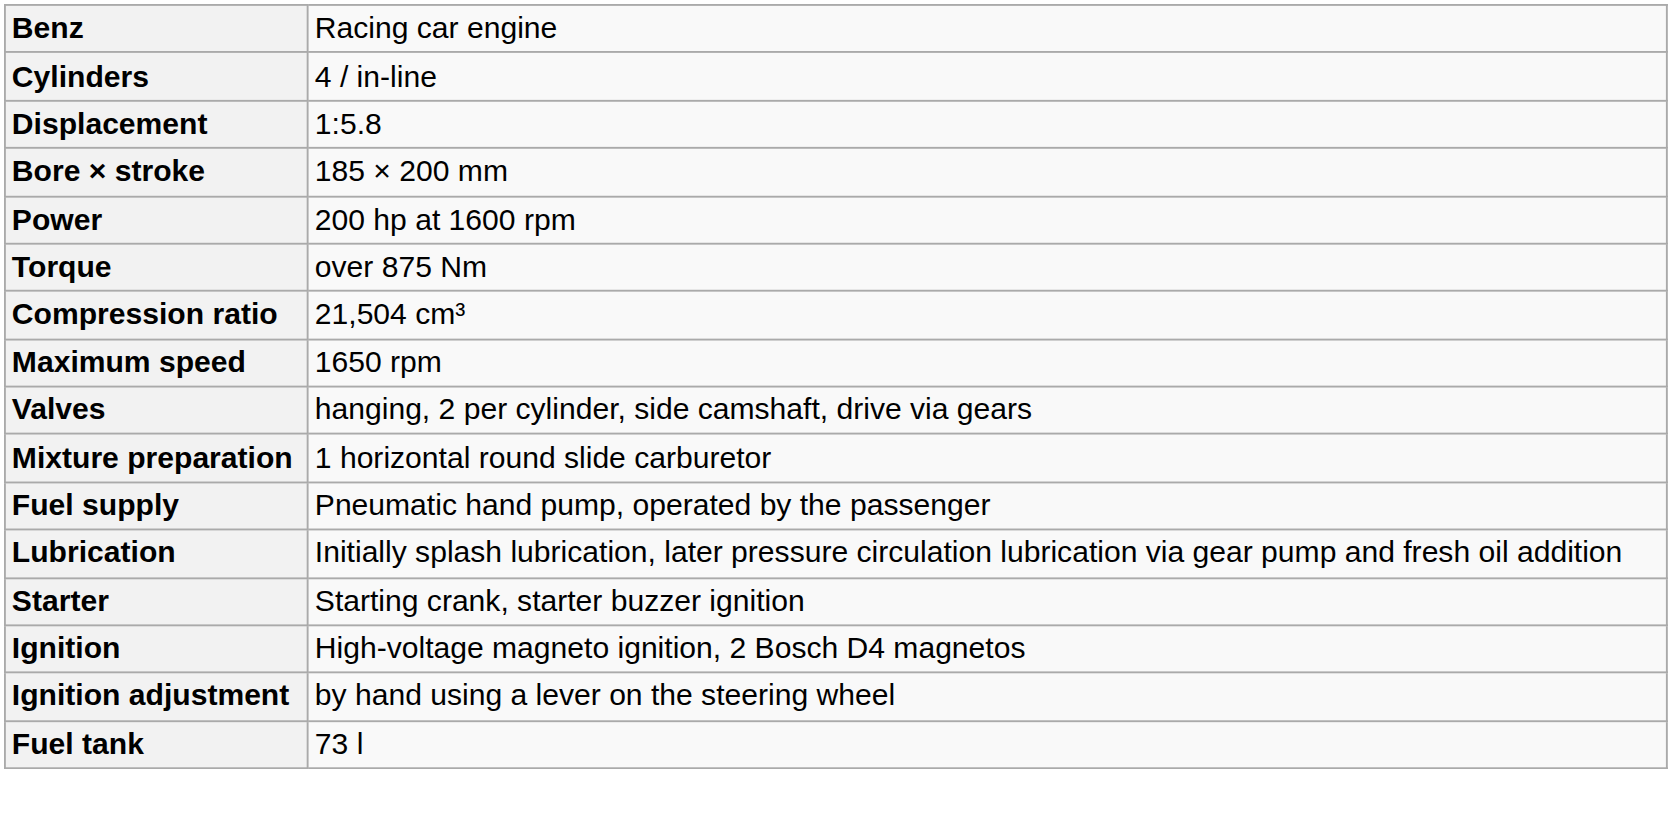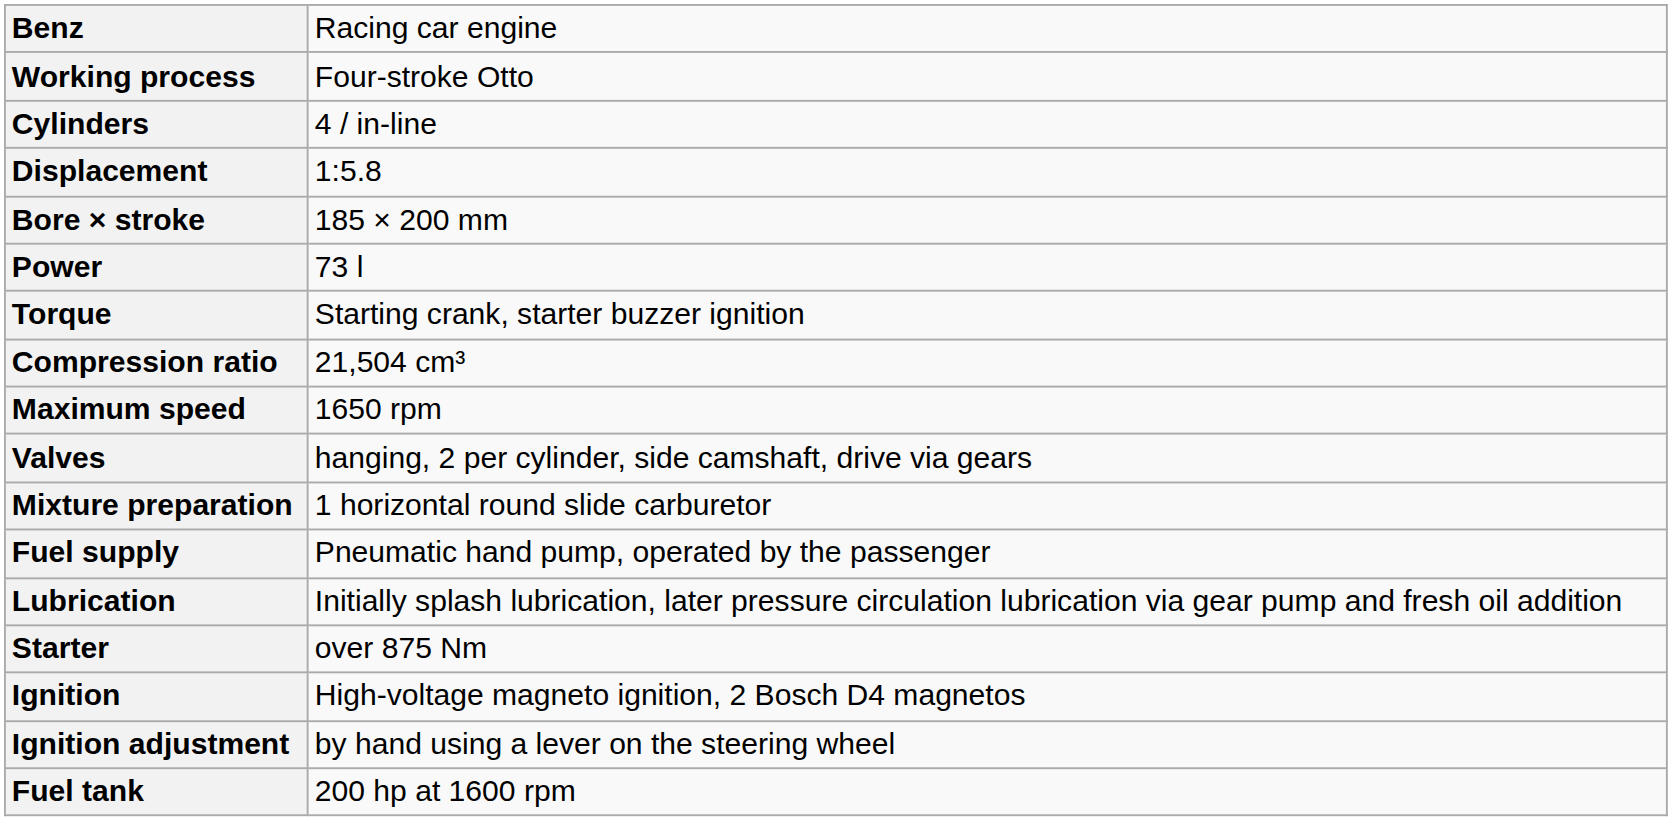+ row: (134, 76)
(445, 219) 200 hp at 1600 rpm -> (339, 266) 73 l
(401, 266) over 875 Nm -> (560, 314) Starting crank, starter buzzer ignition
(560, 600) Starting crank, starter buzzer ignition -> (401, 648) over 875 Nm
(339, 743) 73 l -> (445, 791) 200 hp at 1600 rpm
